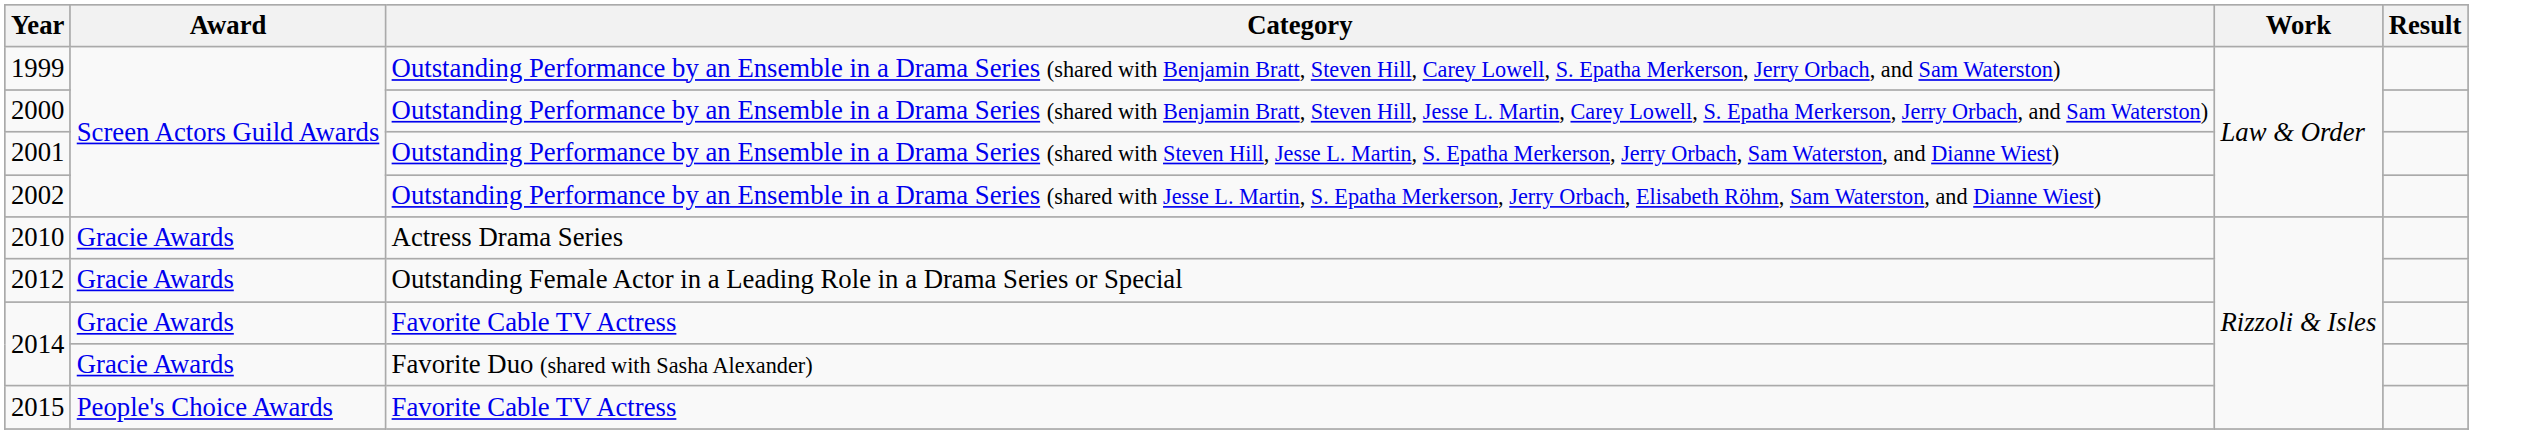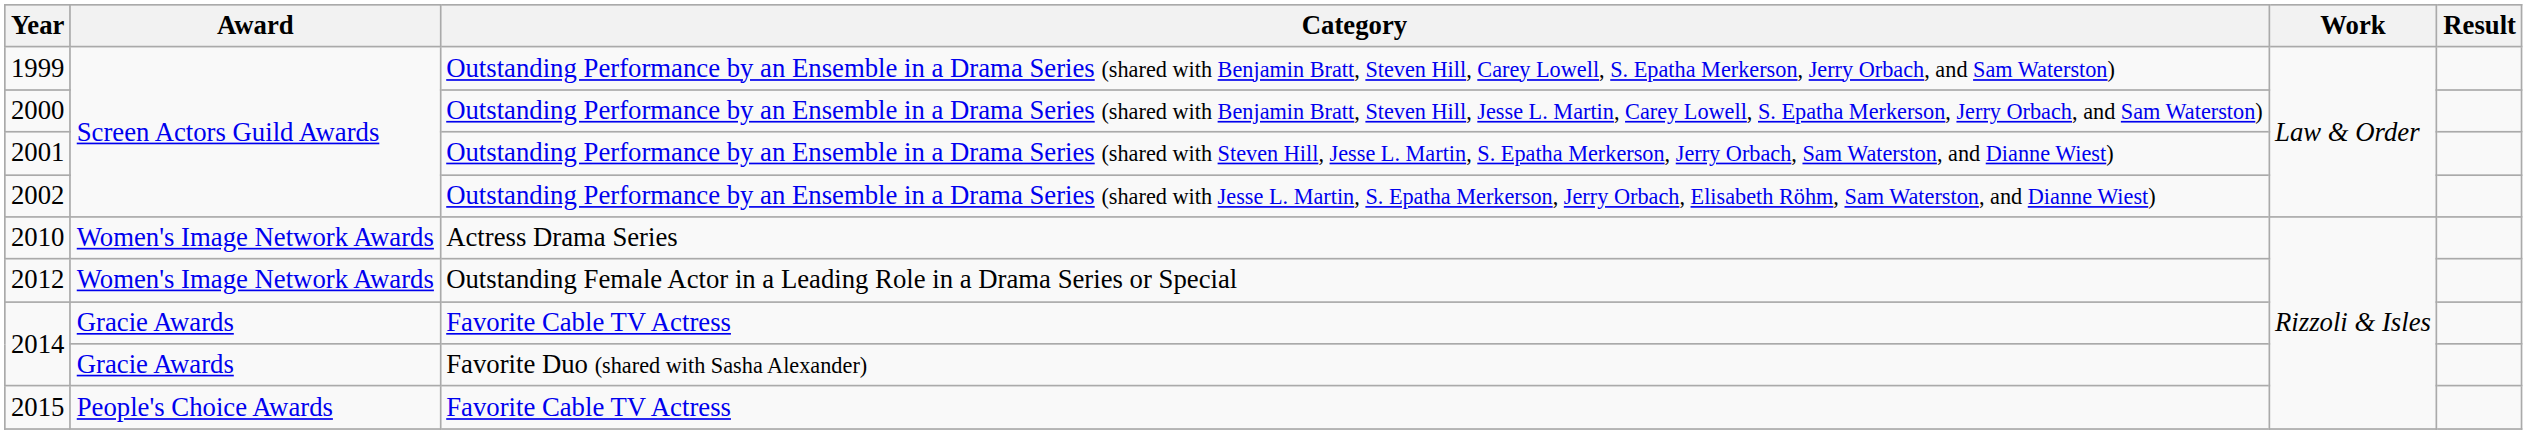(155, 237) Gracie Awards -> (255, 237) Women's Image Network Awards
(155, 279) Gracie Awards -> (255, 279) Women's Image Network Awards
